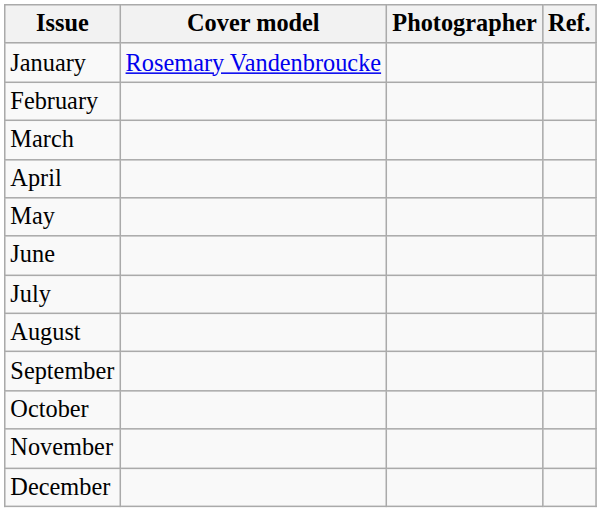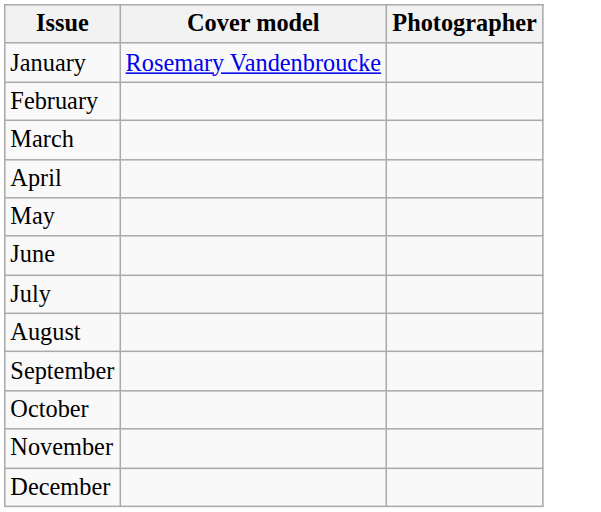- column: (569, 23)
